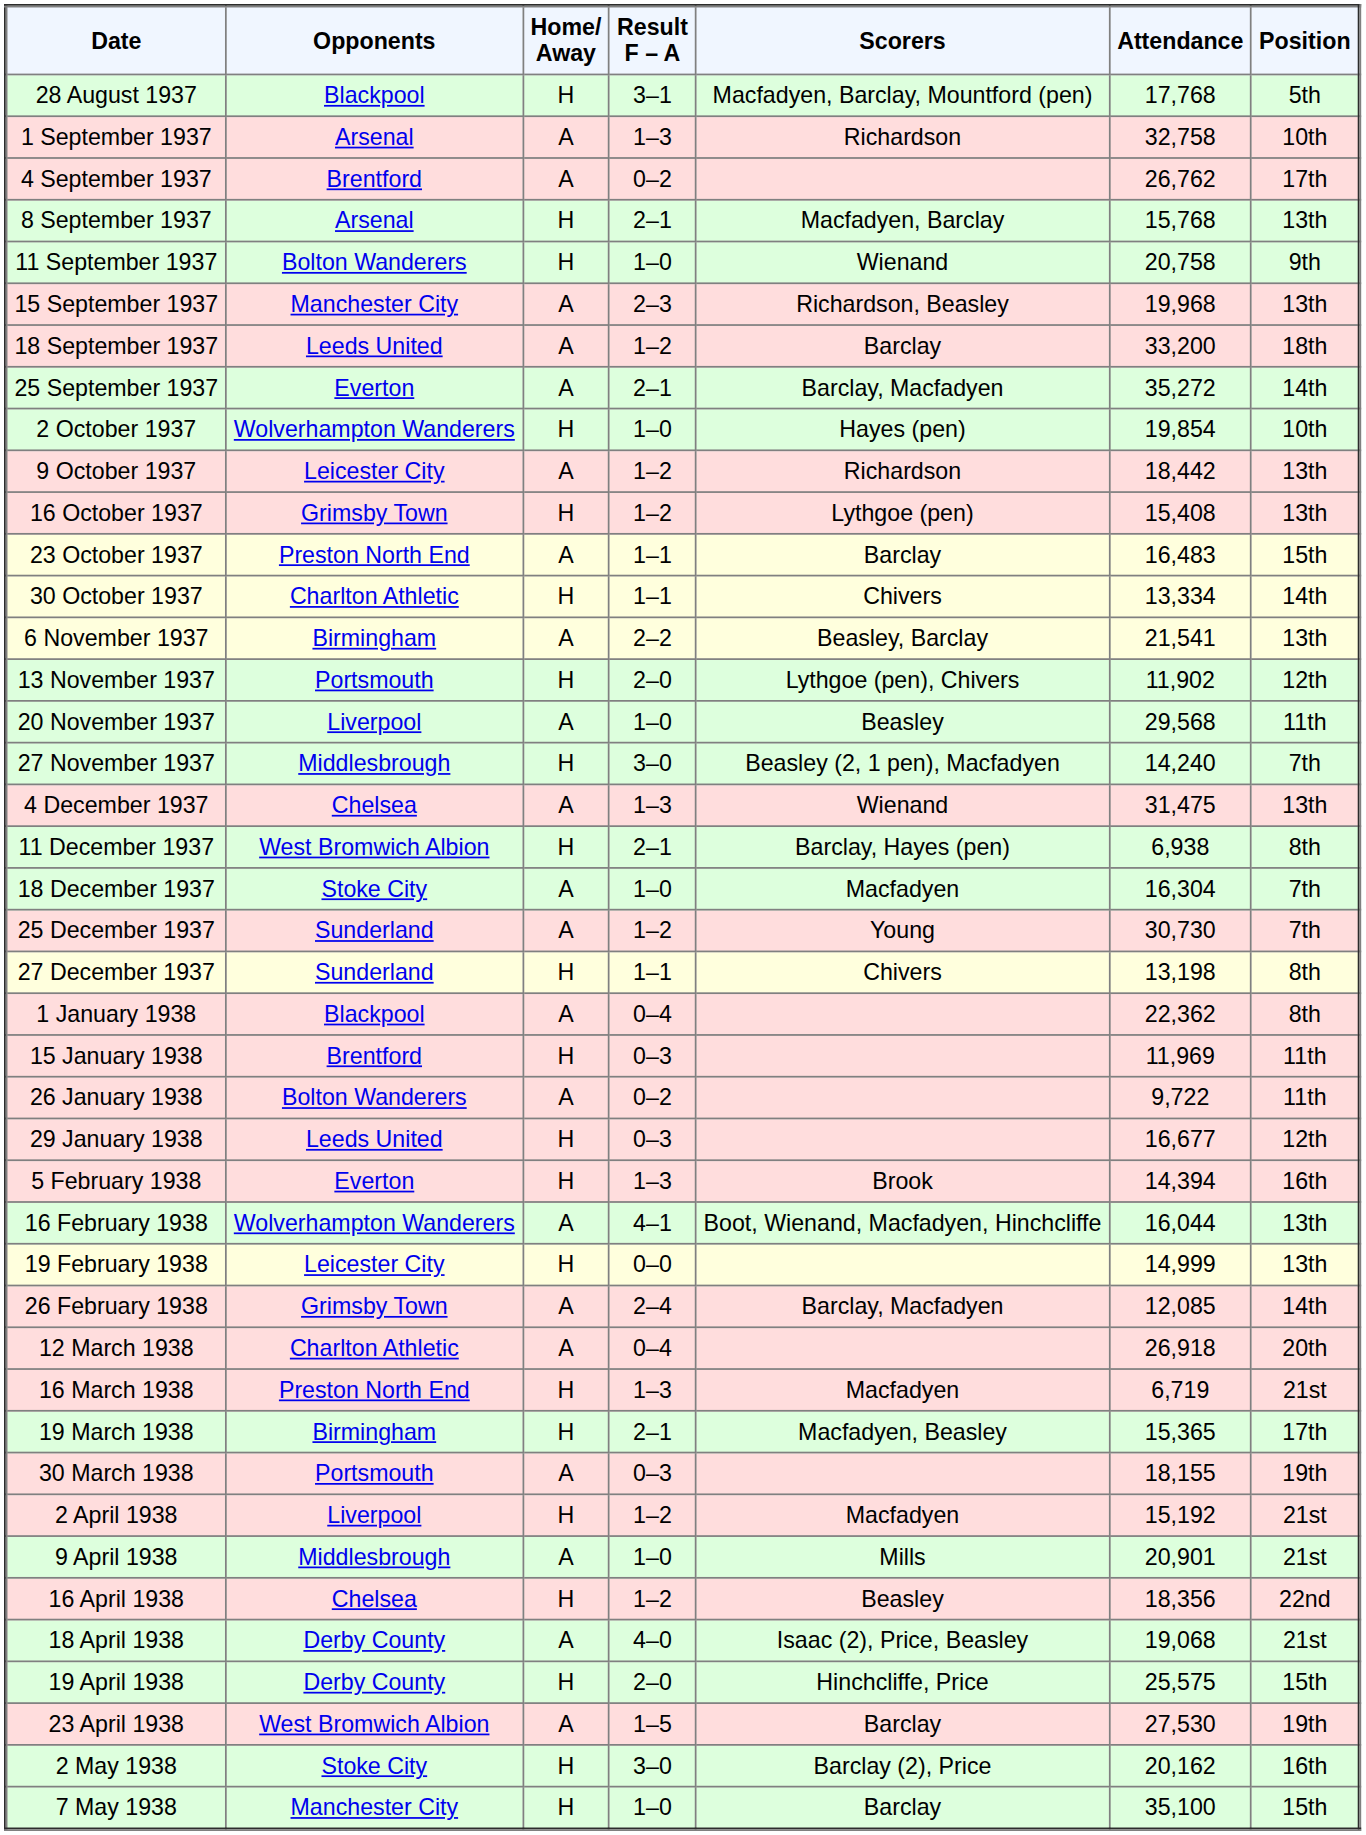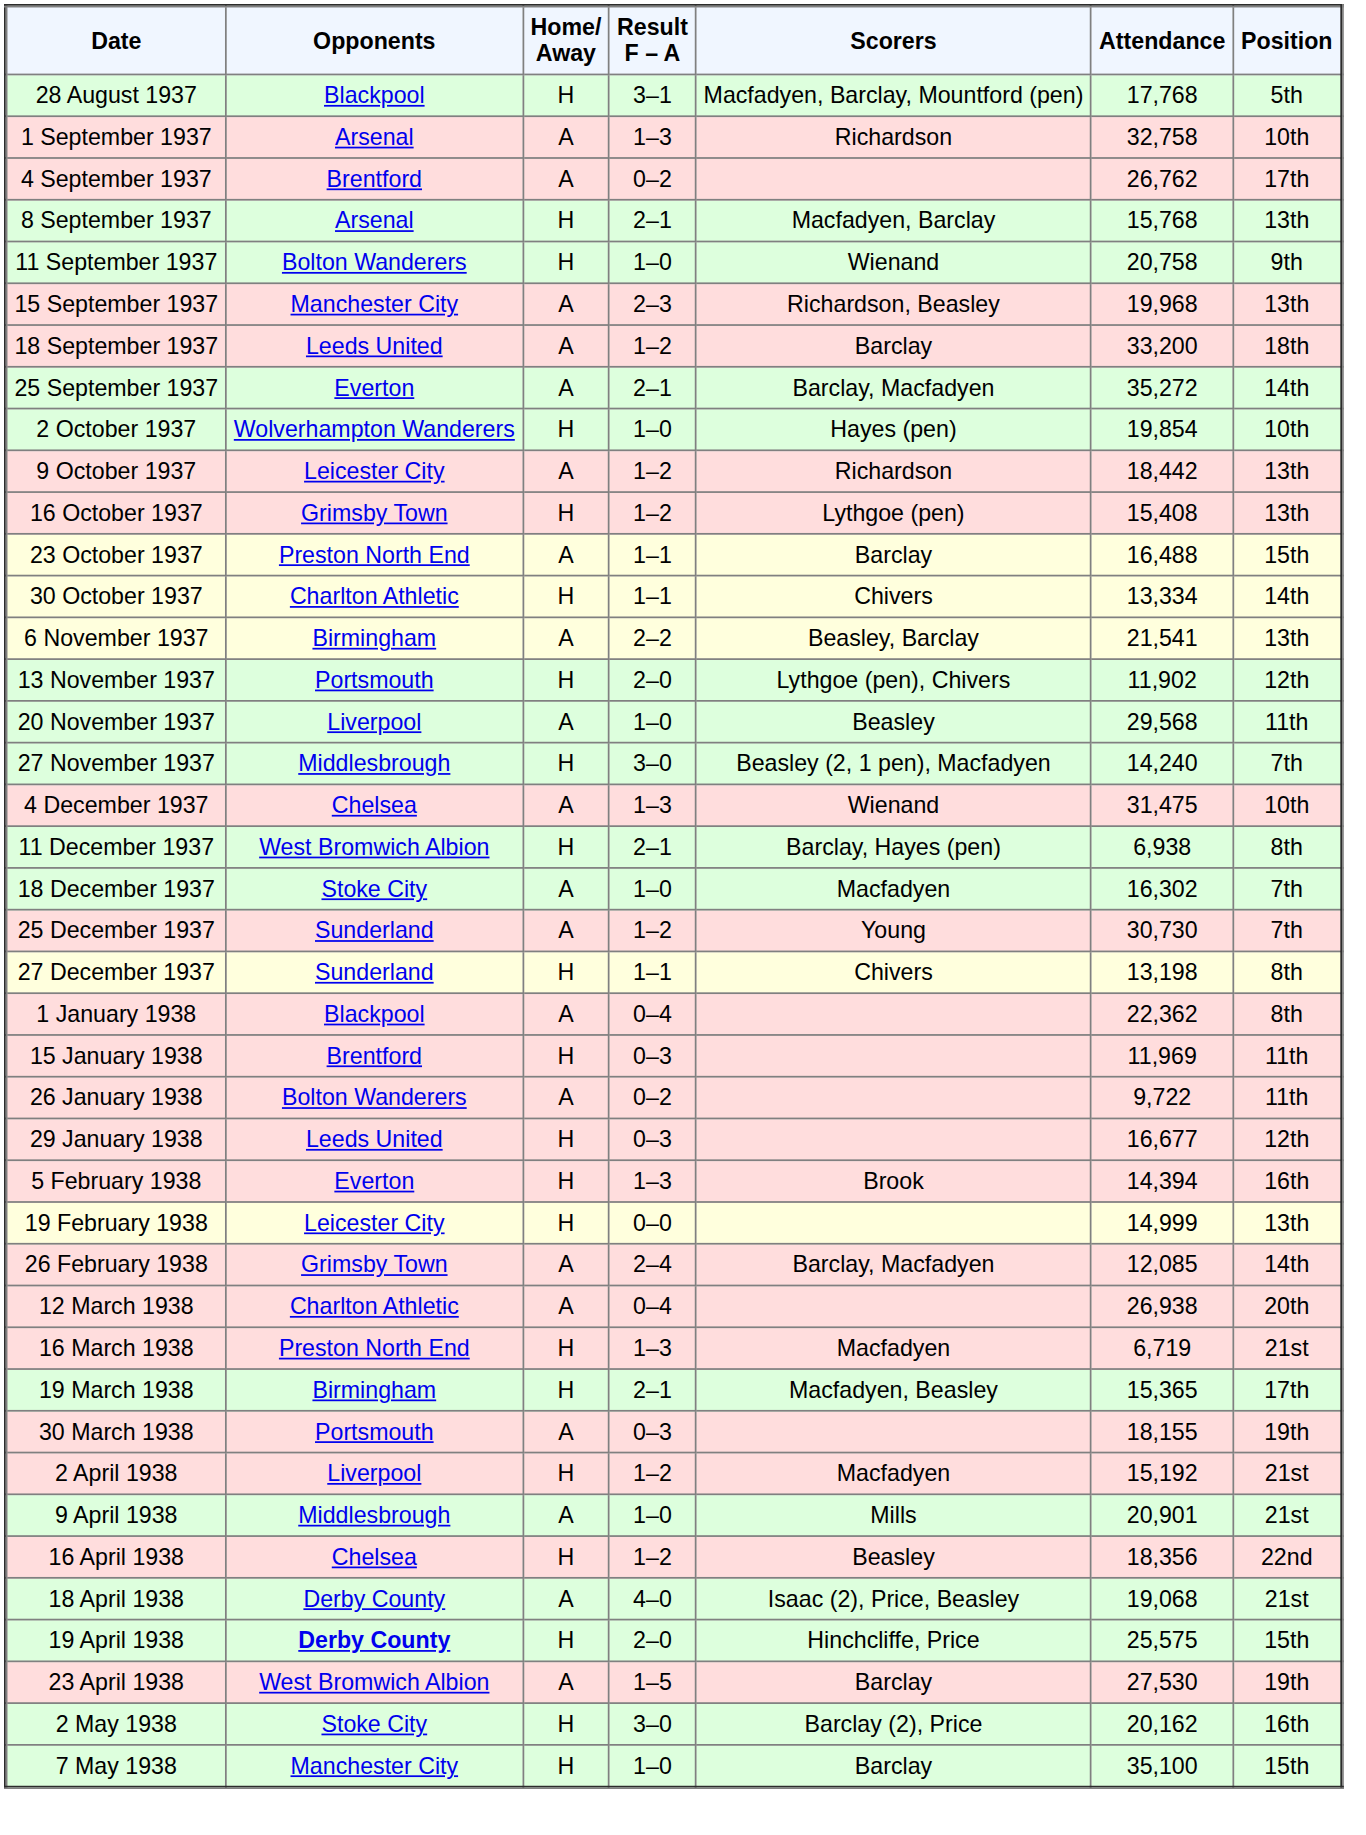(1180, 555) 16,483 -> (1162, 555) 16,488
(1305, 805) 13th -> (1287, 805) 10th
(1180, 889) 16,304 -> (1162, 889) 16,302
- row: (116, 1223)
(1180, 1348) 26,918 -> (1162, 1306) 26,938
(374, 1682) normal -> (374, 1640) bold
